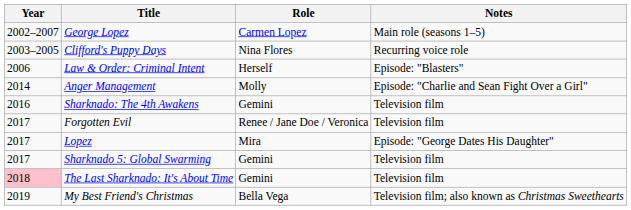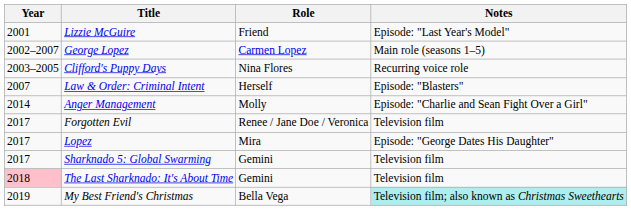+ row: (100, 31)
(19, 68) 2006 -> (19, 86) 2007
- row: (131, 104)
(499, 196) no background -> (499, 196) paleturquoise background
